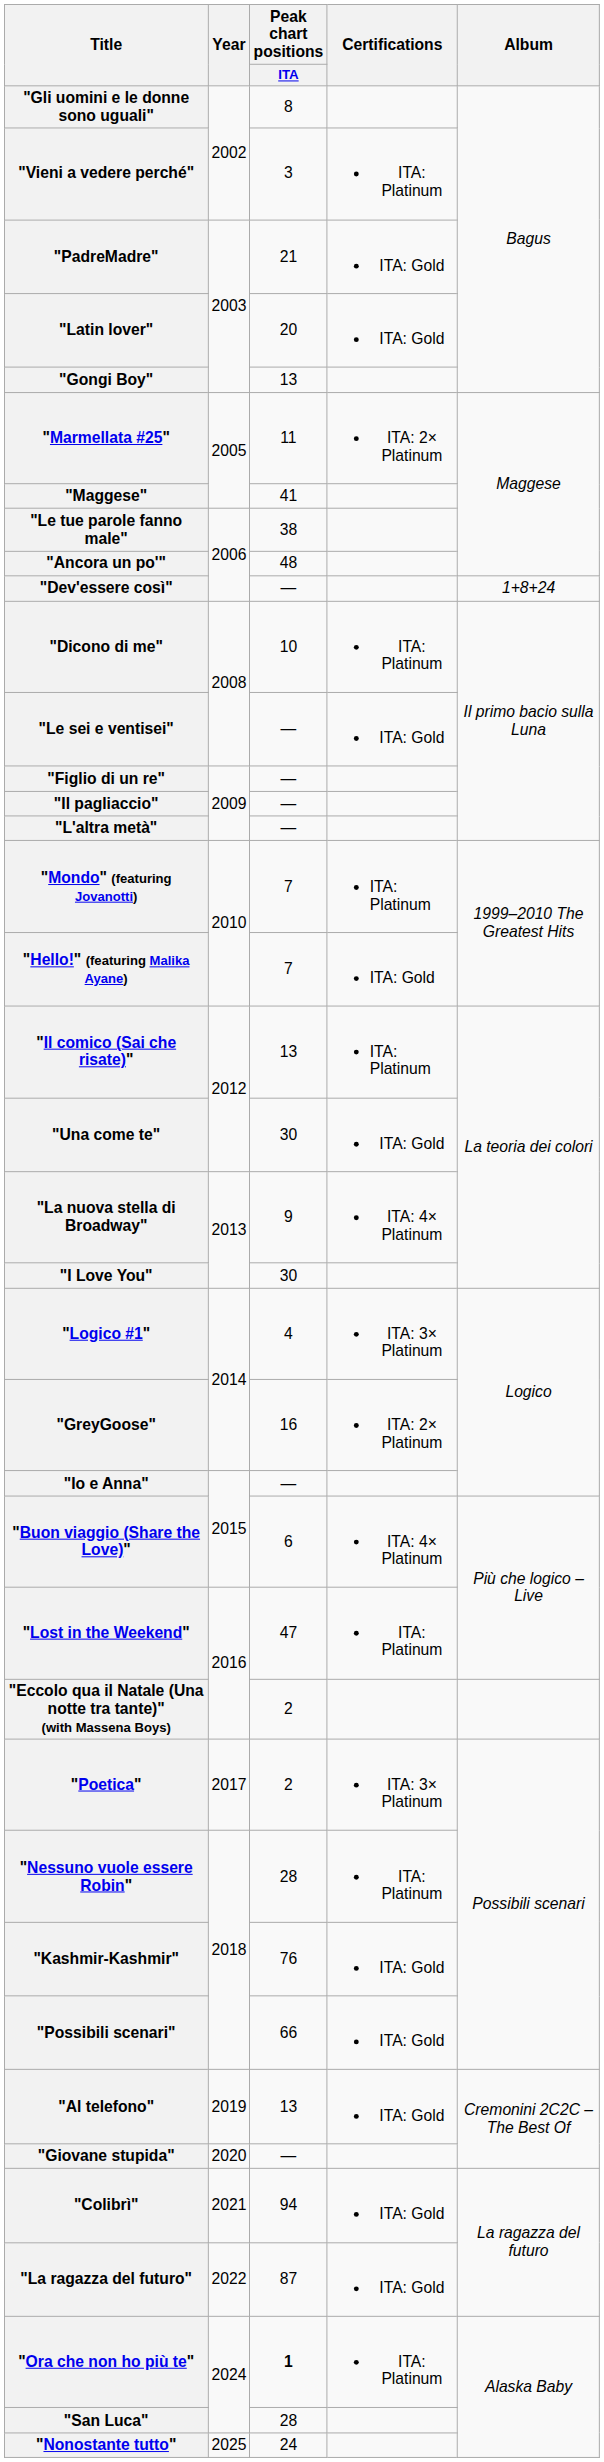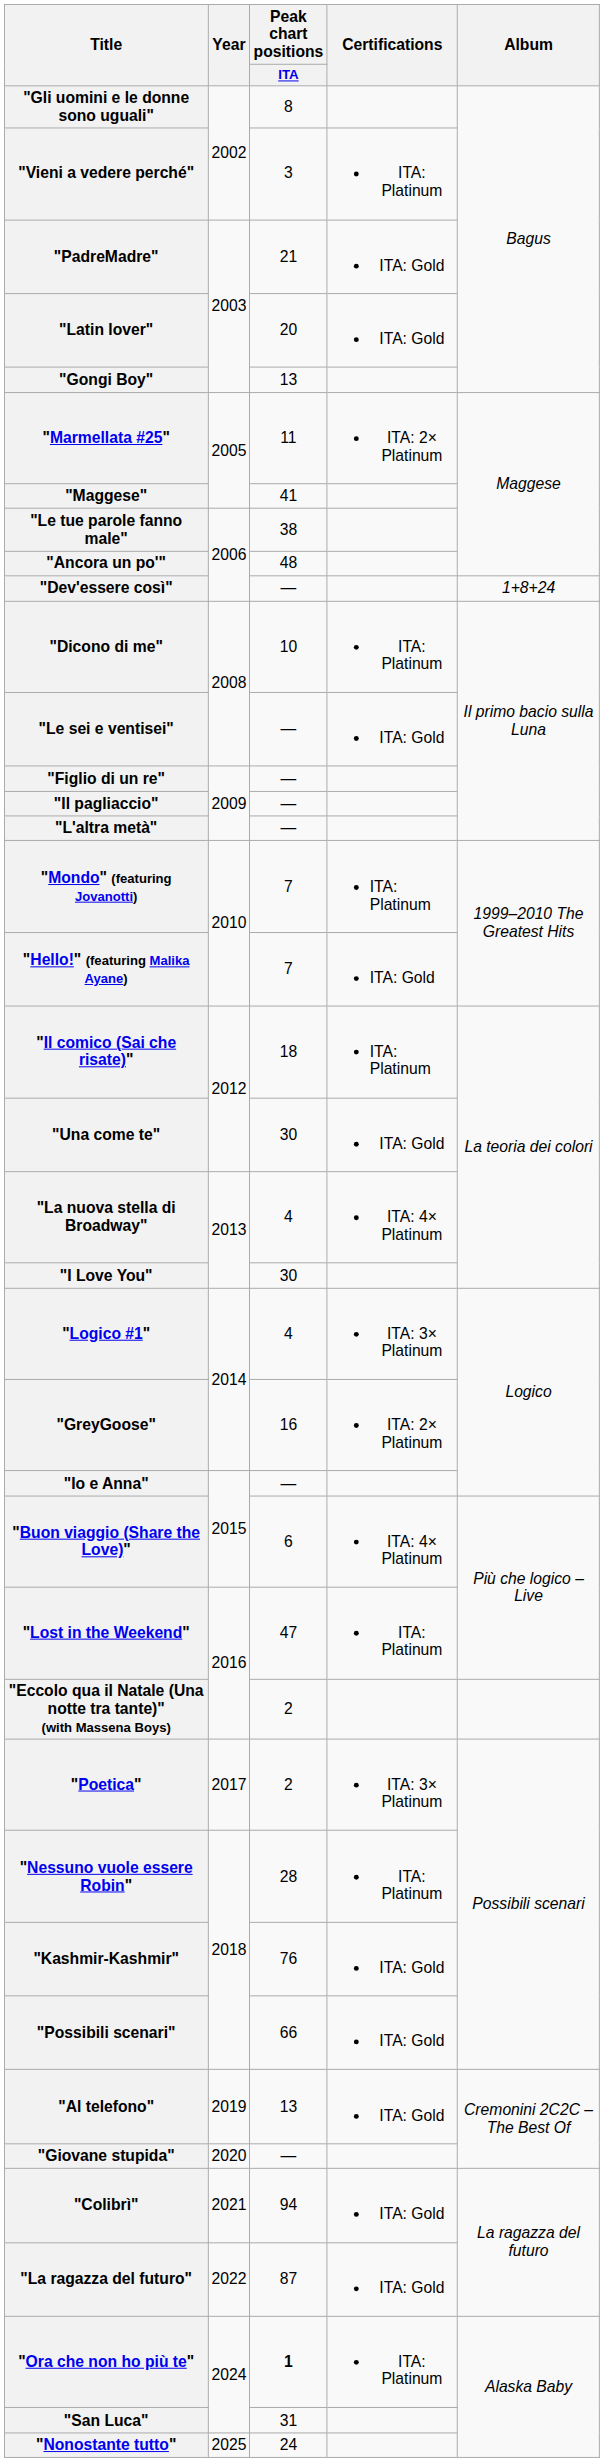(288, 1051) 13 -> (288, 1051) 18
(288, 1217) 9 -> (288, 1217) 4
(288, 2420) 28 -> (288, 2420) 31
